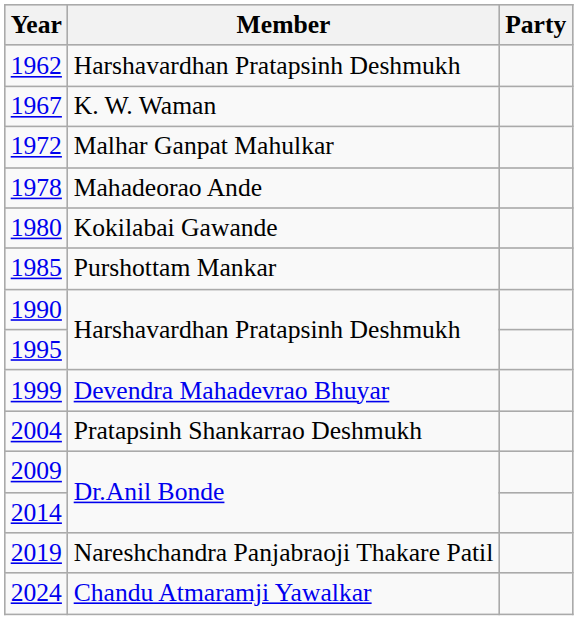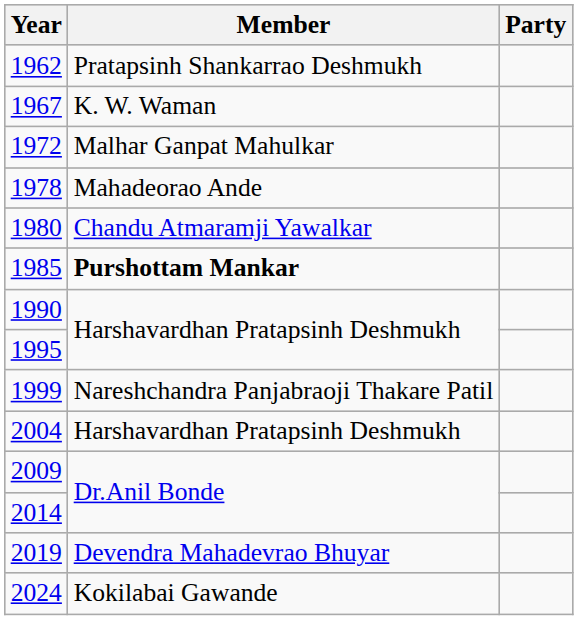(267, 65) Harshavardhan Pratapsinh Deshmukh -> (248, 65) Pratapsinh Shankarrao Deshmukh
(176, 227) Kokilabai Gawande -> (223, 227) Chandu Atmaramji Yawalkar
(175, 268) normal -> (186, 268) bold
(232, 390) Devendra Mahadevrao Bhuyar -> (284, 390) Nareshchandra Panjabraoji Thakare Patil
(248, 430) Pratapsinh Shankarrao Deshmukh -> (267, 430) Harshavardhan Pratapsinh Deshmukh
(284, 552) Nareshchandra Panjabraoji Thakare Patil -> (232, 552) Devendra Mahadevrao Bhuyar
(223, 593) Chandu Atmaramji Yawalkar -> (176, 593) Kokilabai Gawande
